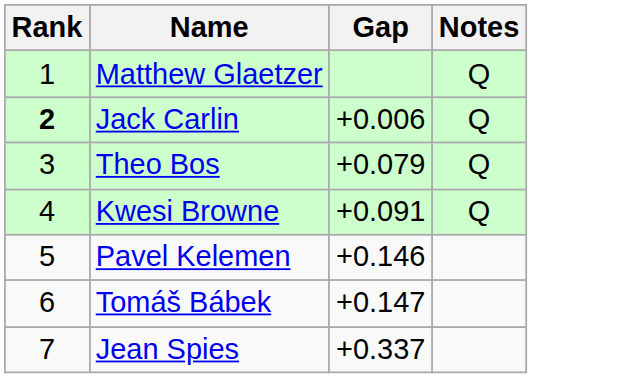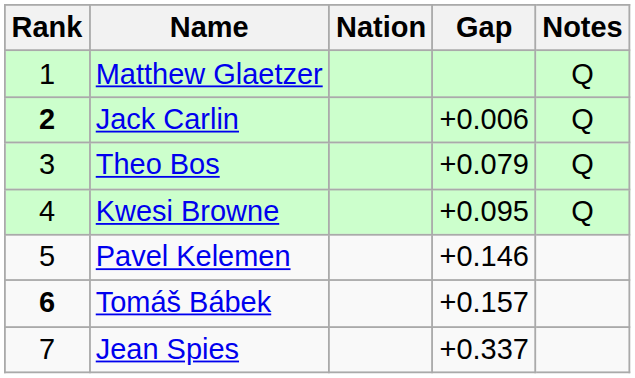+ column: (381, 27)
(381, 211) +0.091 -> (484, 211) +0.095
(47, 303) normal -> (47, 303) bold
(381, 303) +0.147 -> (484, 303) +0.157
